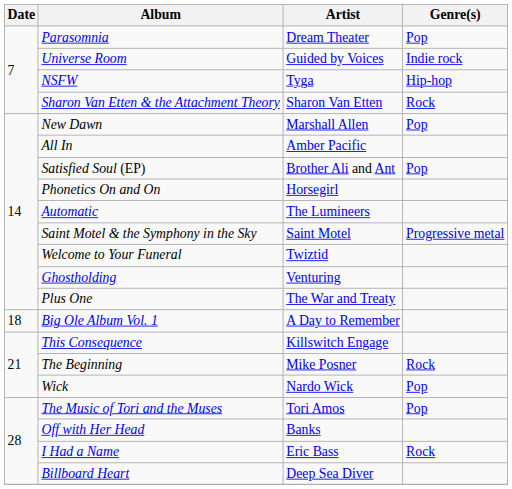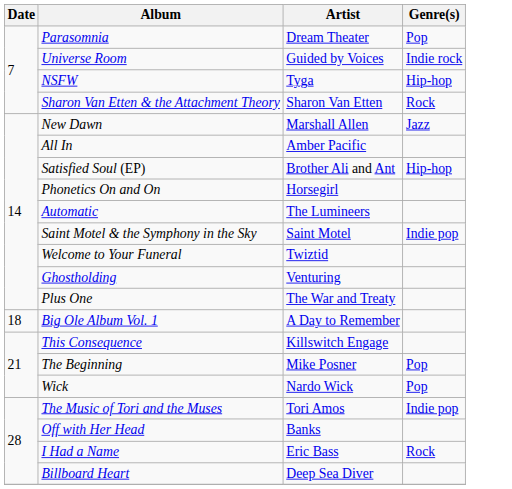(417, 124) Pop -> (418, 124) Jazz
(417, 168) Pop -> (429, 168) Hip-hop
(455, 233) Progressive metal -> (432, 233) Indie pop
(421, 364) Rock -> (417, 364) Pop
(417, 408) Pop -> (432, 408) Indie pop
